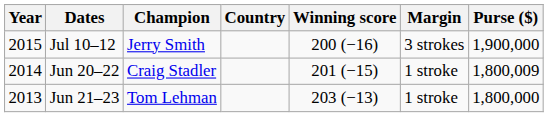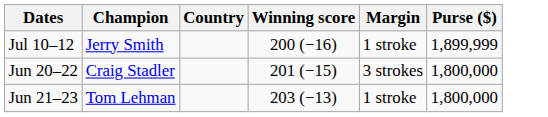- column: (25, 17)
(434, 44) 3 strokes -> (390, 44) 1 stroke
(506, 44) 1,900,000 -> (464, 44) 1,899,999
(431, 71) 1 stroke -> (393, 71) 3 strokes
(506, 71) 1,800,009 -> (464, 71) 1,800,000
